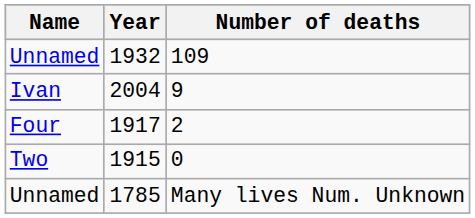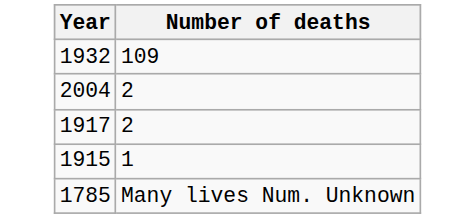- column: (55, 22)
(177, 92) 9 -> (127, 92) 2
(177, 161) 0 -> (127, 161) 1
